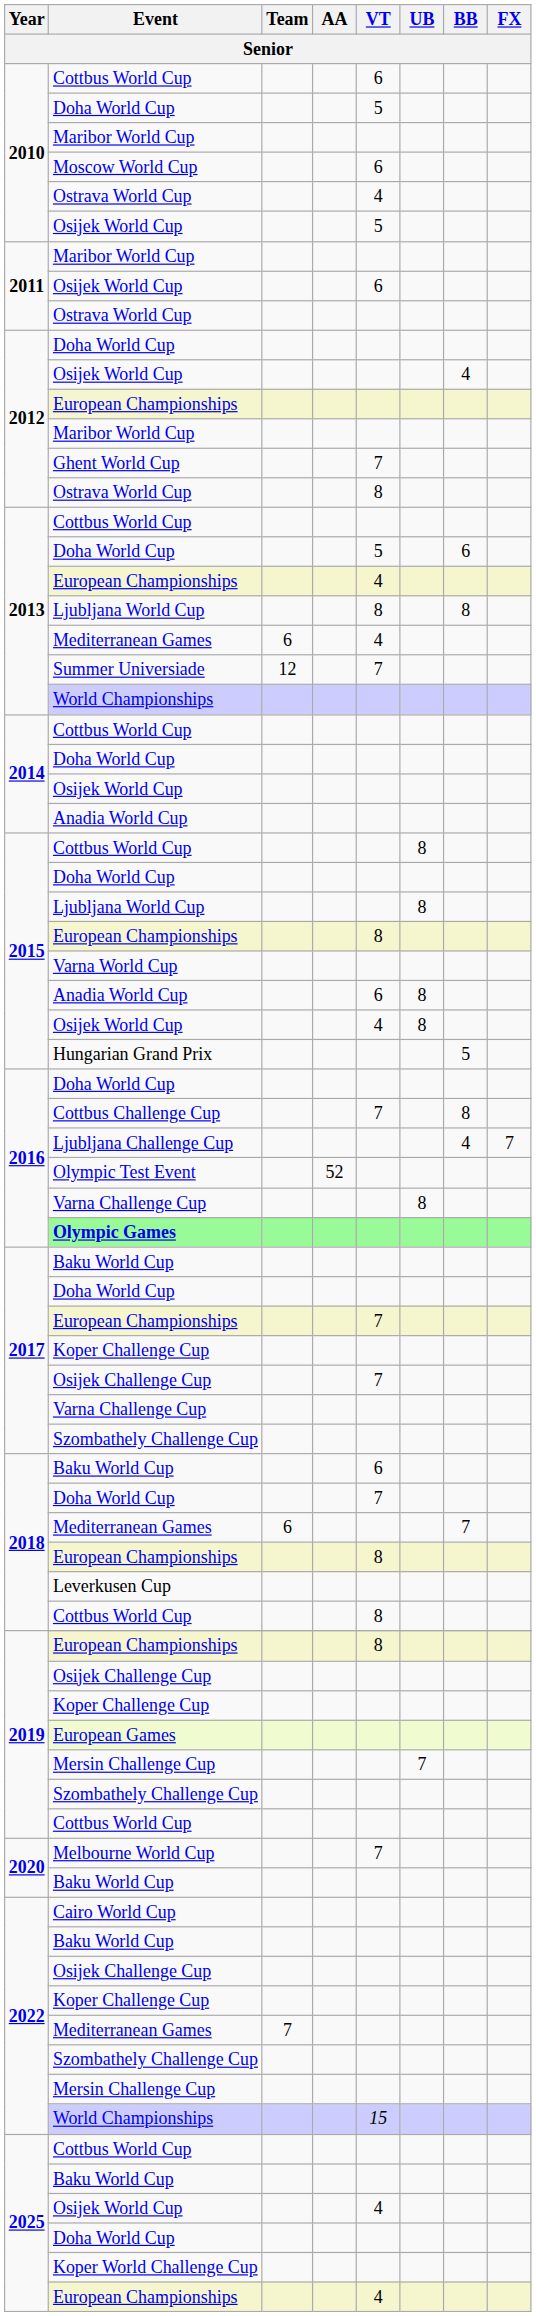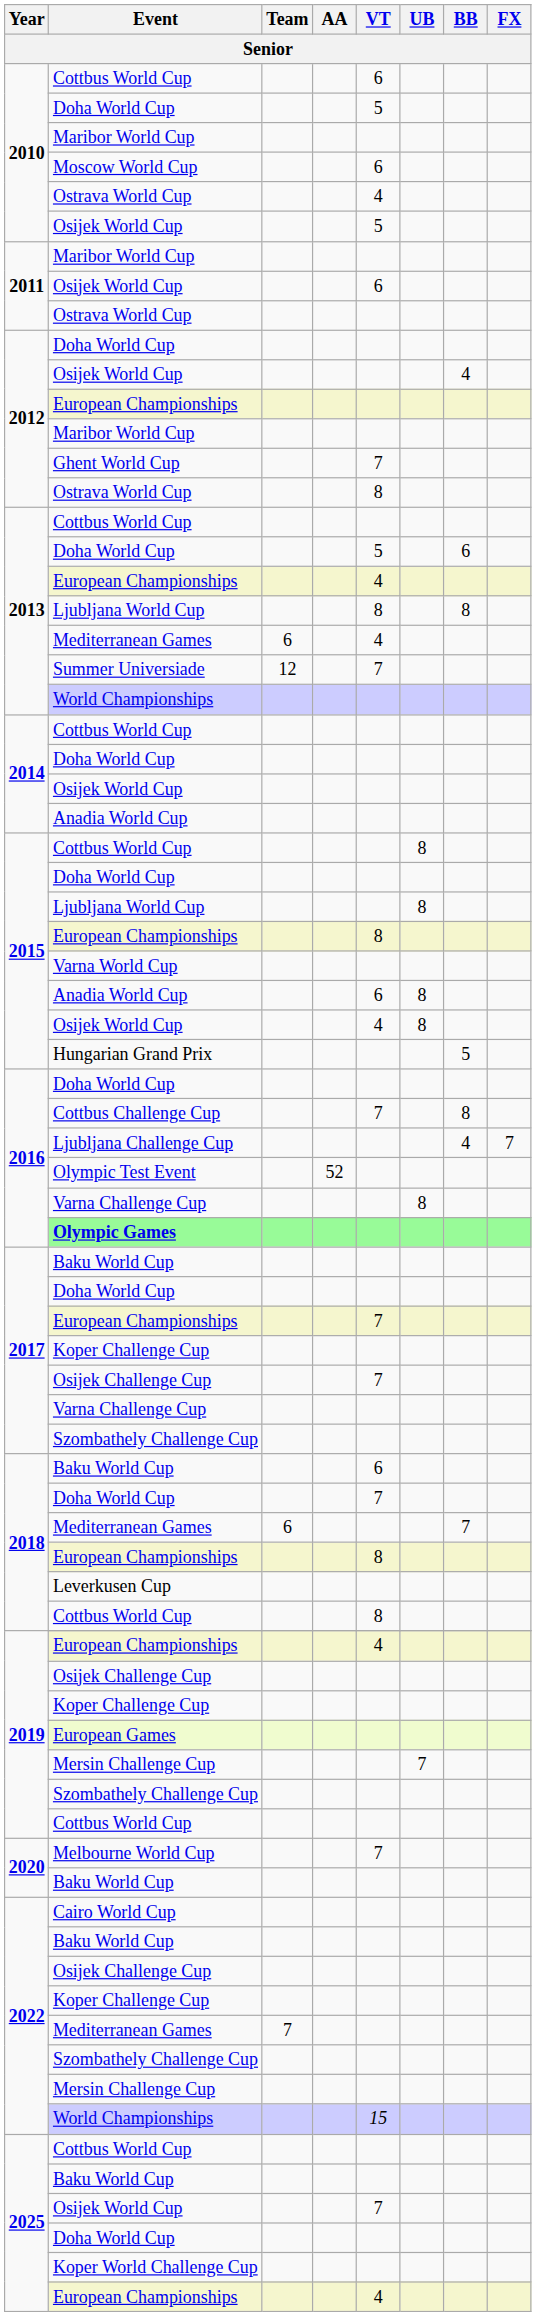(378, 1646) 8 -> (378, 1646) 4
(378, 2207) 4 -> (378, 2207) 7
